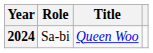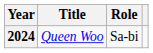columns swapped: (107, 15) <-> (55, 15)
